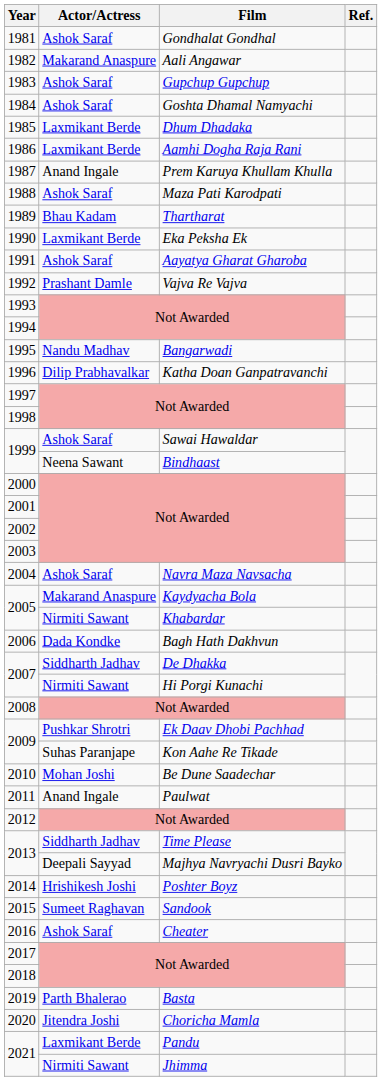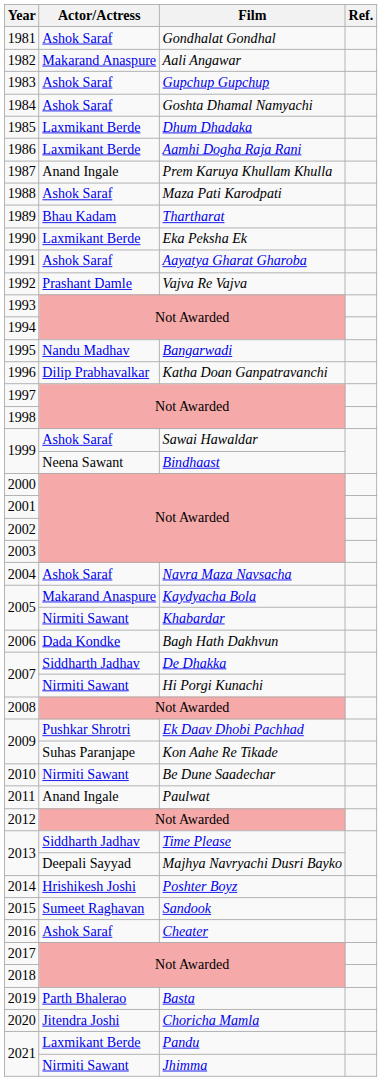(79, 774) Mohan Joshi -> (86, 774) Nirmiti Sawant
